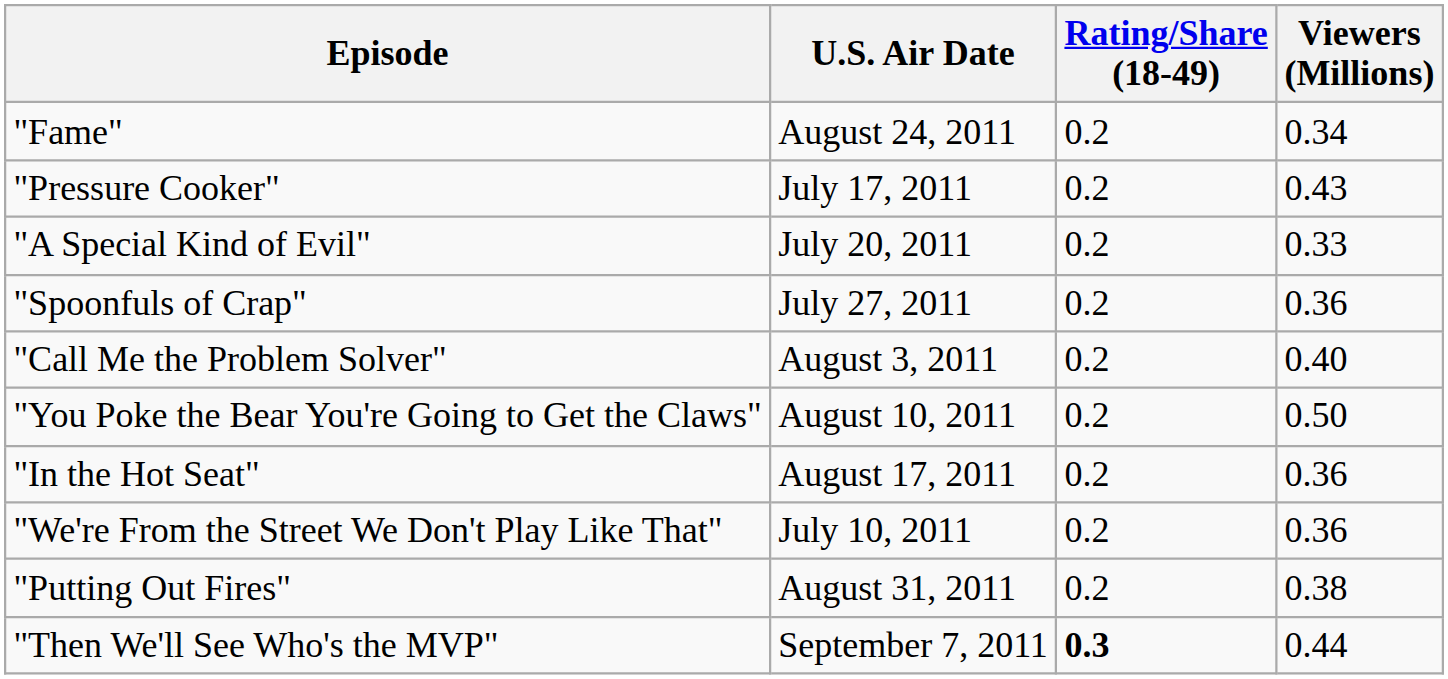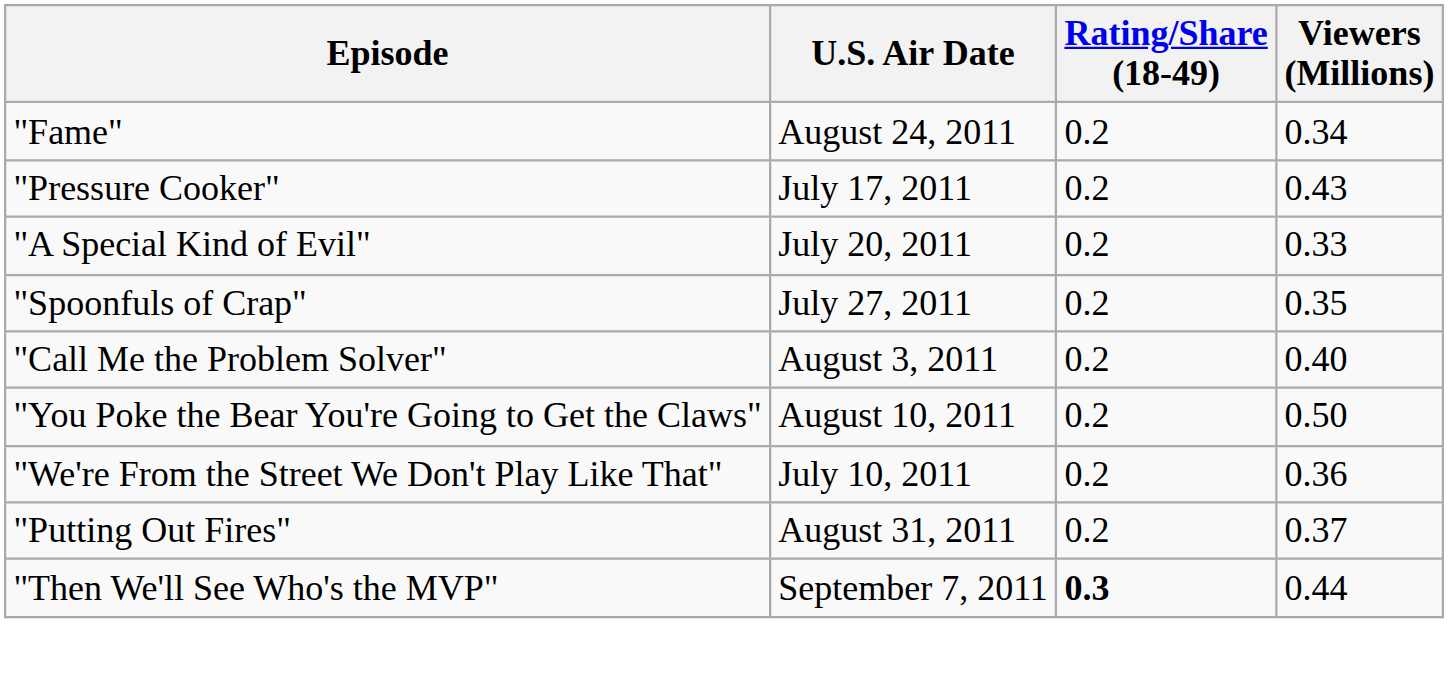(1316, 301) 0.36 -> (1316, 301) 0.35
- row: (137, 473)
(1316, 587) 0.38 -> (1316, 530) 0.37
